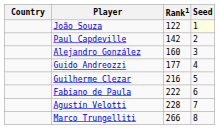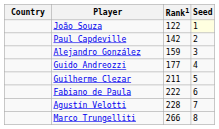(173, 52) 160 -> (173, 52) 159
(173, 79) 216 -> (173, 79) 211
